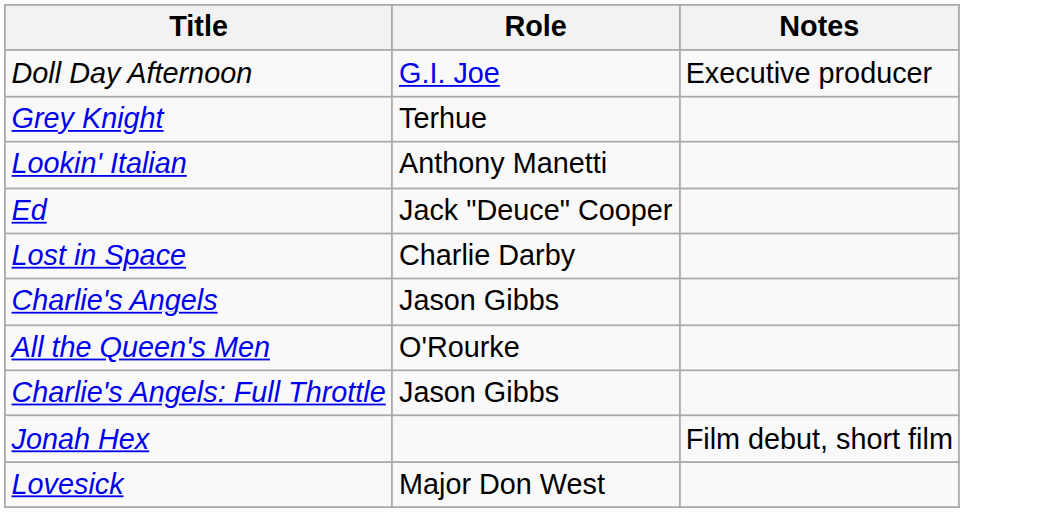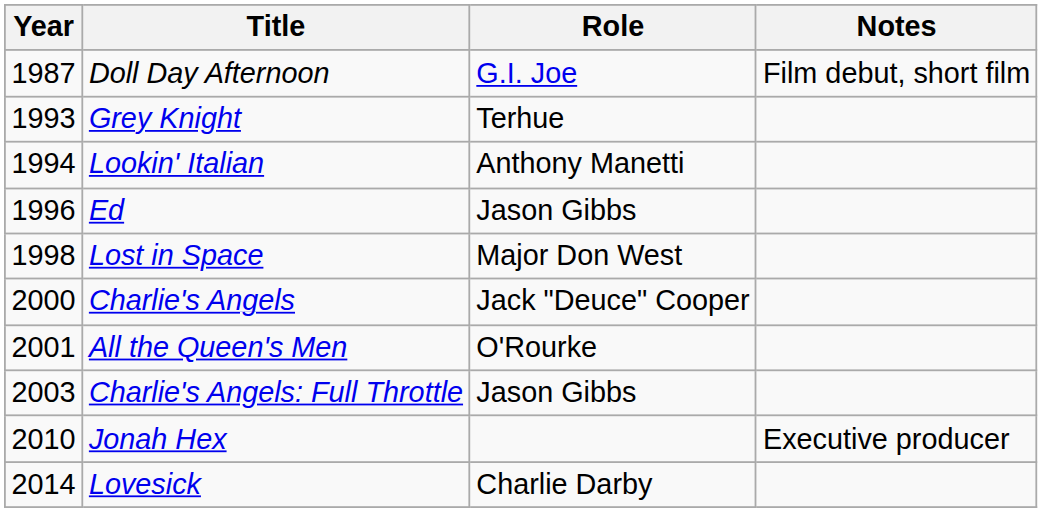+ column: (44, 27)
(809, 73) Executive producer -> (897, 73) Film debut, short film
(536, 210) Jack "Deuce" Cooper -> (556, 210) Jason Gibbs
(487, 255) Charlie Darby -> (579, 255) Major Don West
(479, 301) Jason Gibbs -> (613, 301) Jack "Deuce" Cooper
(819, 438) Film debut, short film -> (886, 438) Executive producer
(502, 484) Major Don West -> (564, 484) Charlie Darby
